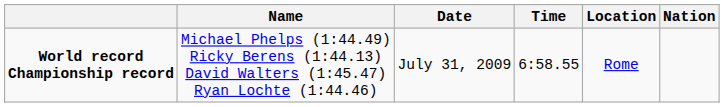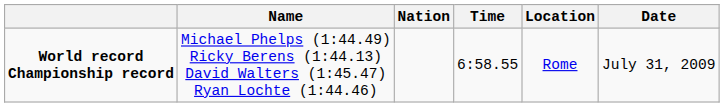columns swapped: (689, 16) <-> (454, 16)
